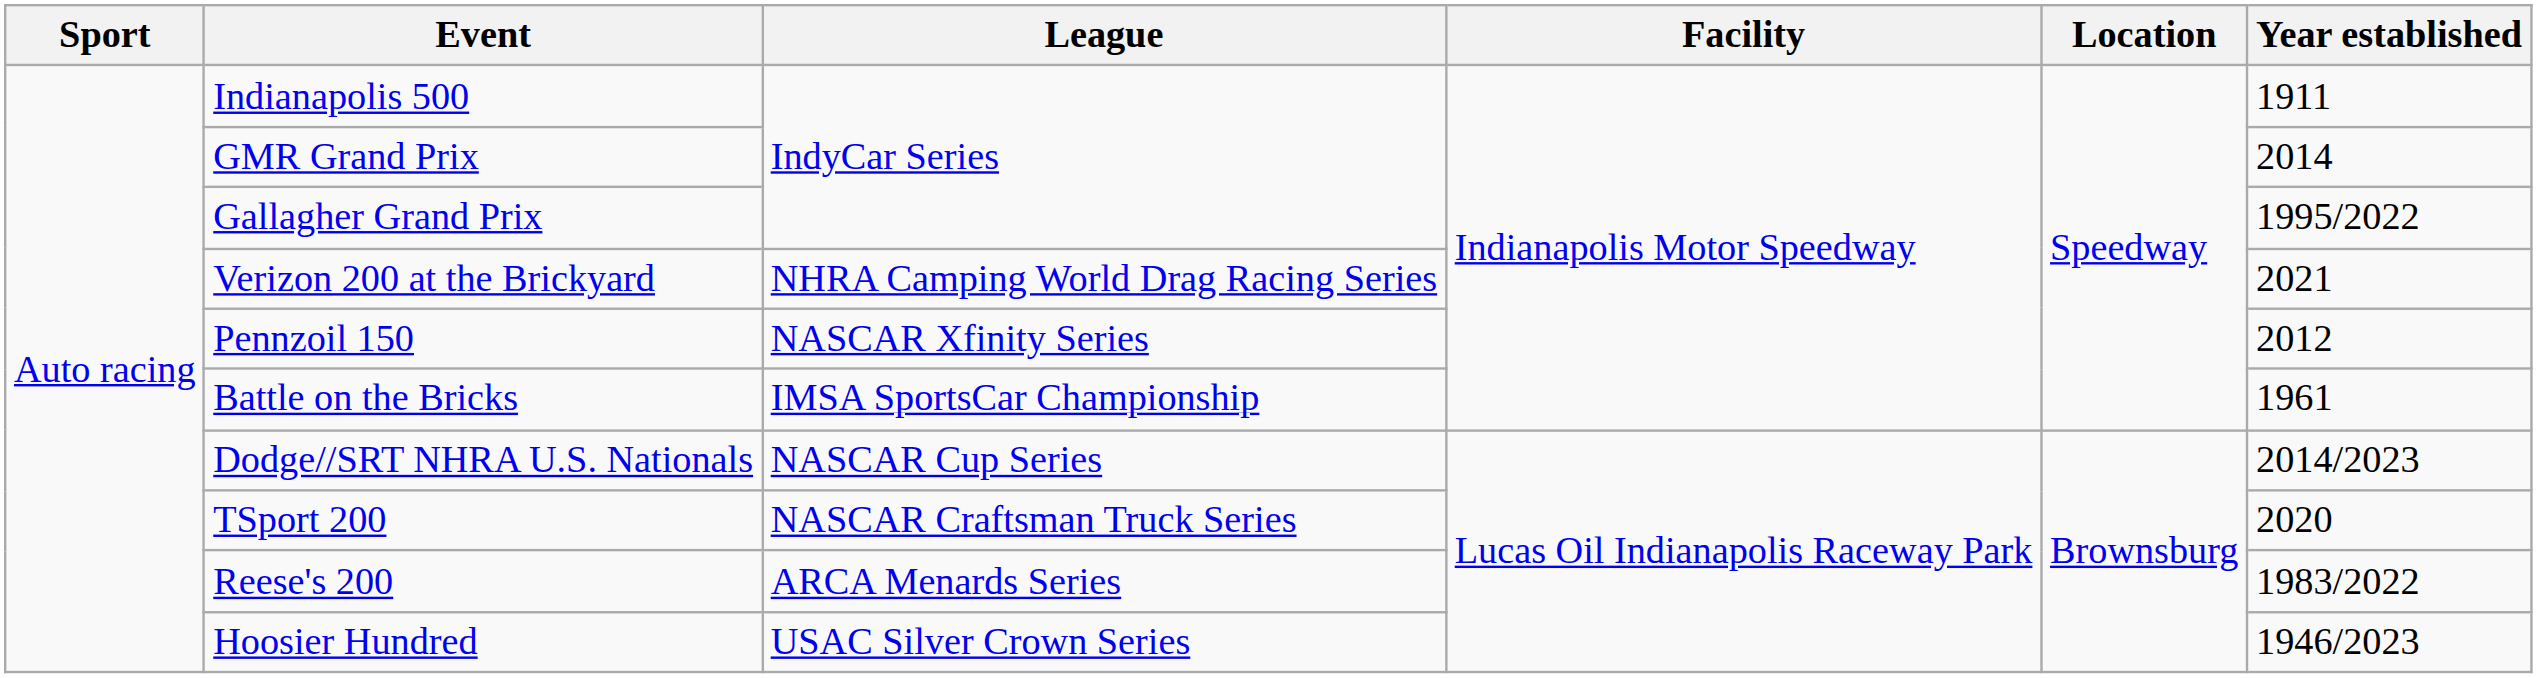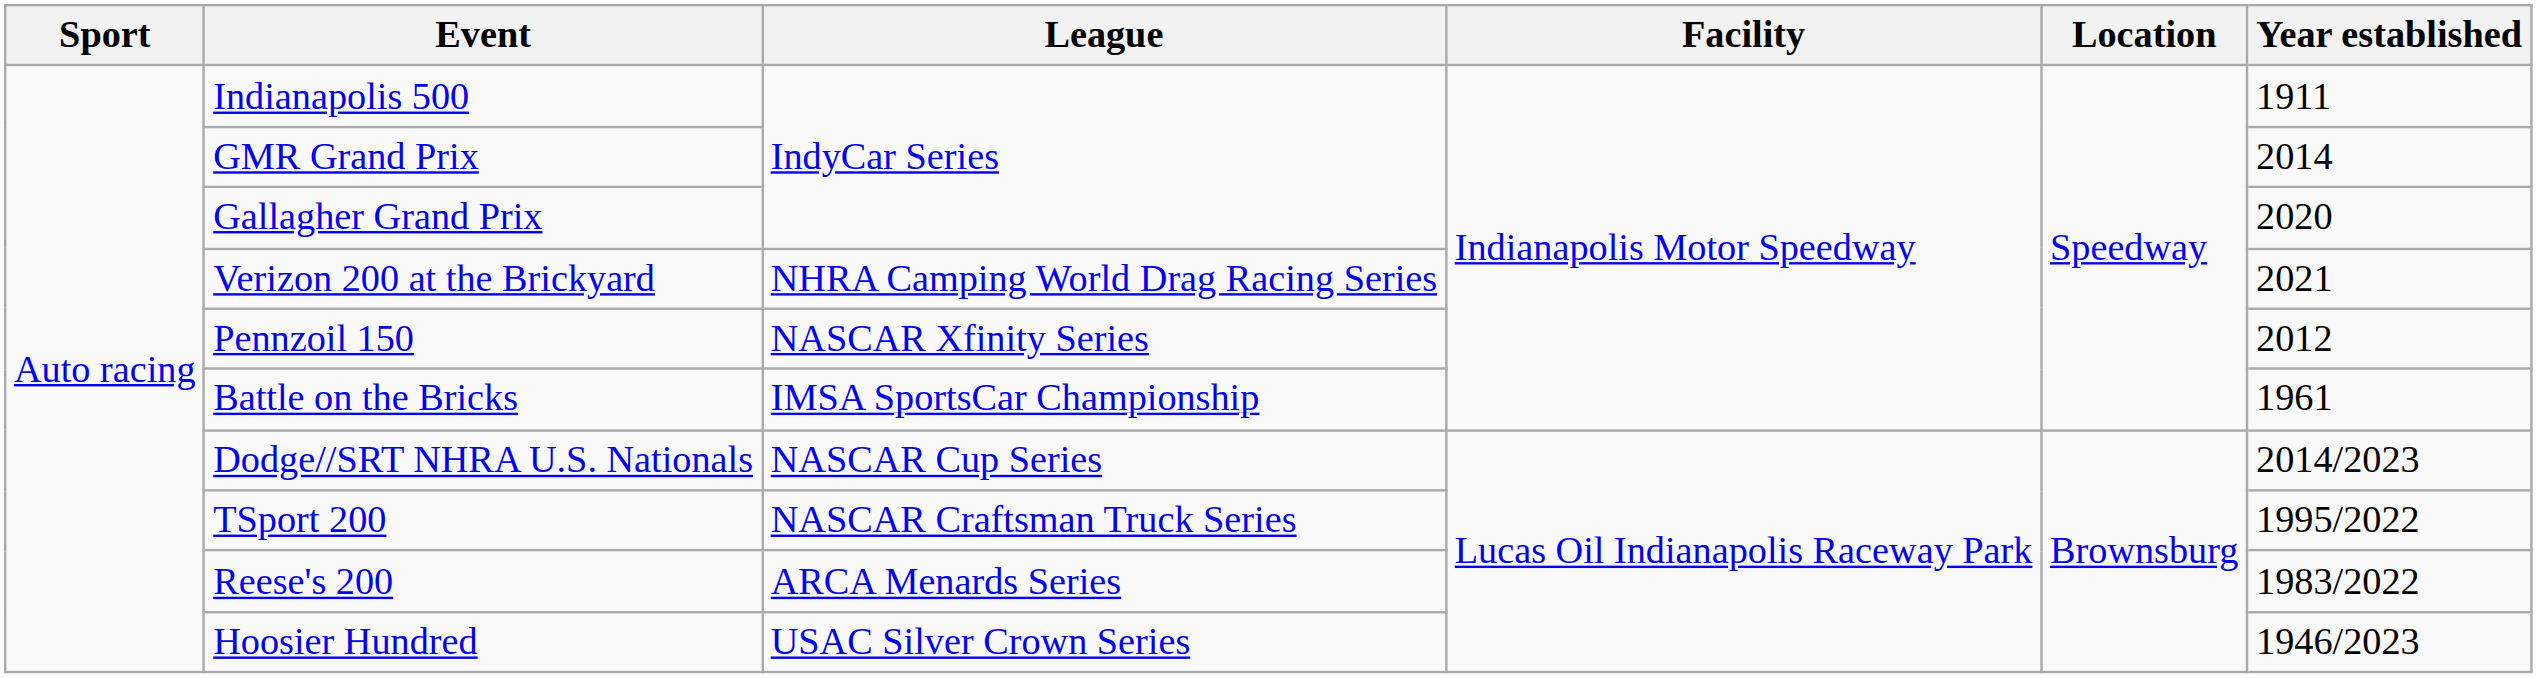(2338, 216) 1995/2022 -> (2294, 216) 2020
(2294, 519) 2020 -> (2338, 519) 1995/2022
